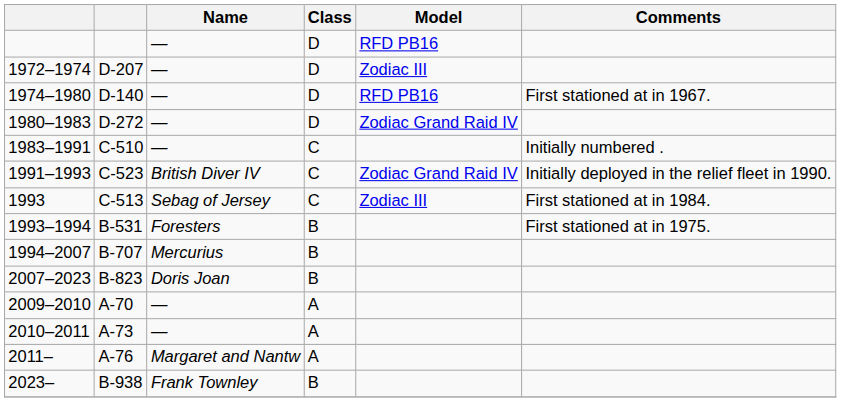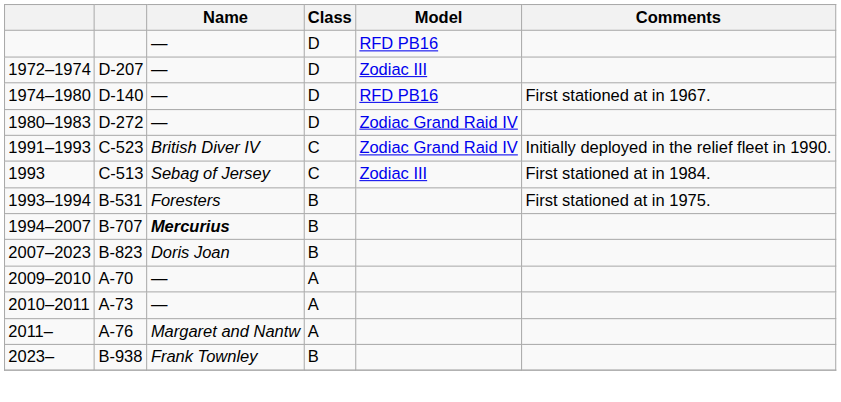- row: (50, 148)
(187, 252) normal -> (190, 226) bold
